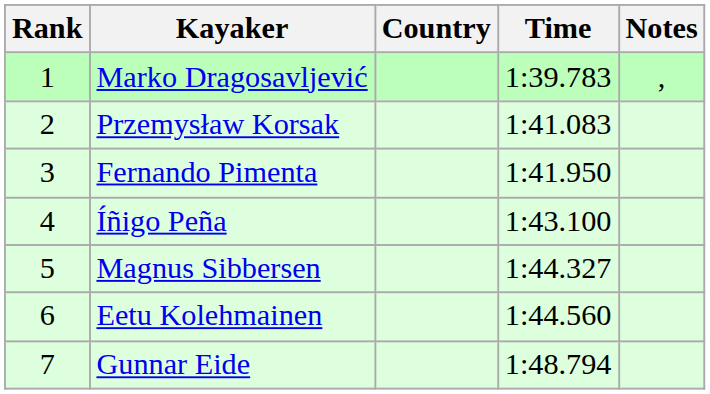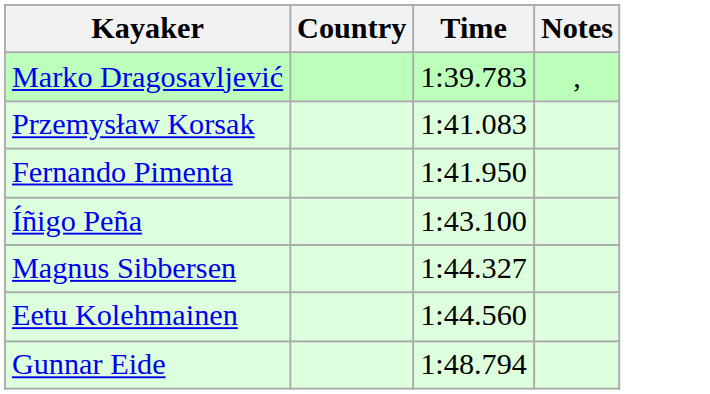- column: (47, 28)
